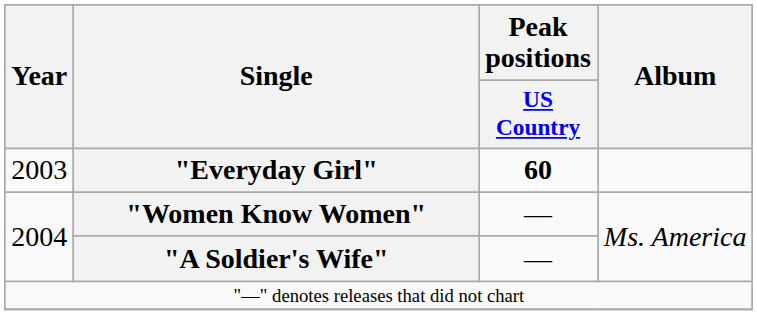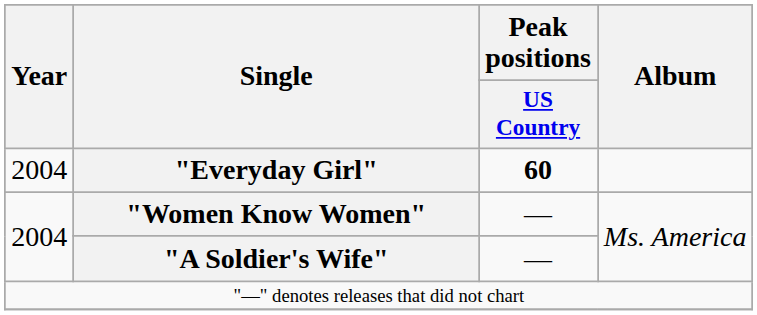(39, 169) 2003 -> (39, 169) 2004
